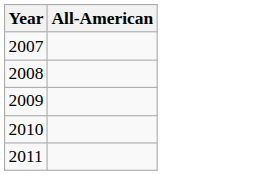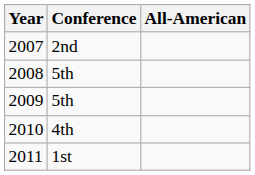+ column: (94, 18)
